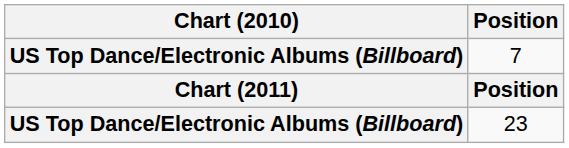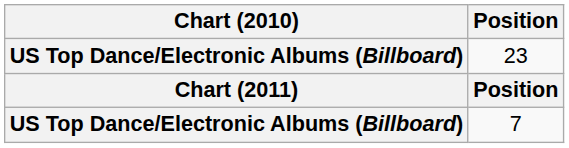rows swapped: (516, 55) <-> (516, 124)
